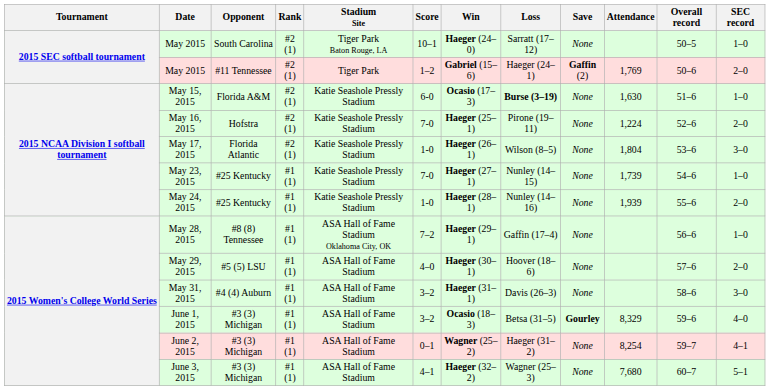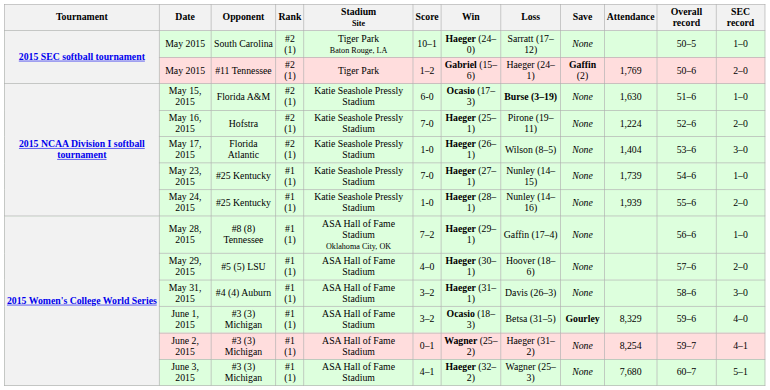(631, 150) 1,804 -> (631, 150) 1,404
